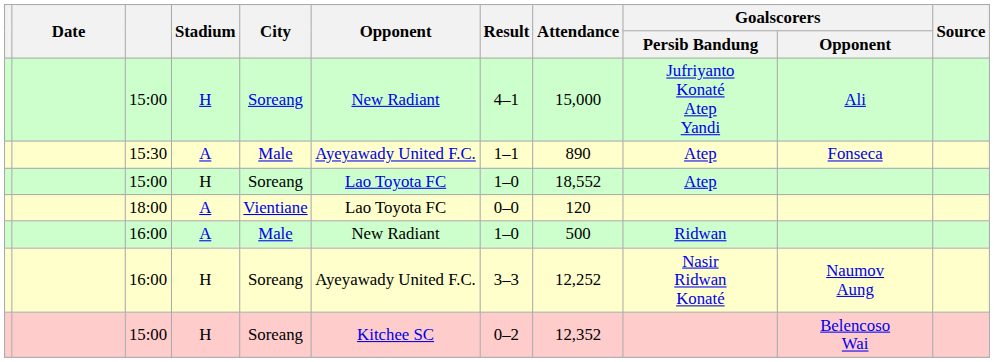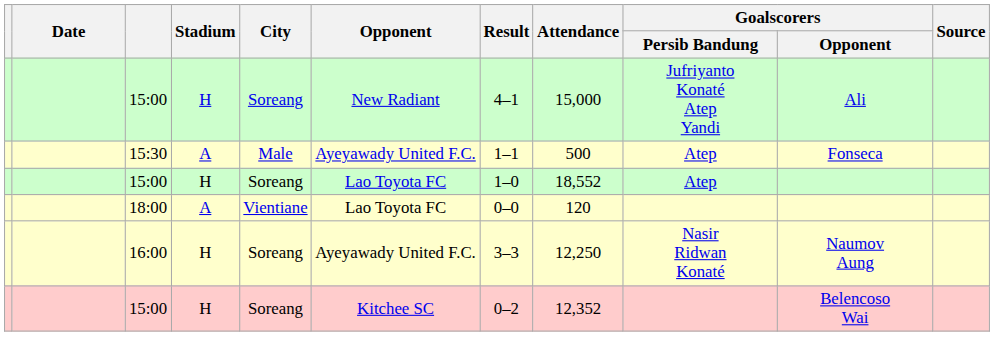(578, 154) 890 -> (578, 154) 500
- row: (148, 234)
(578, 279) 12,252 -> (578, 253) 12,250
